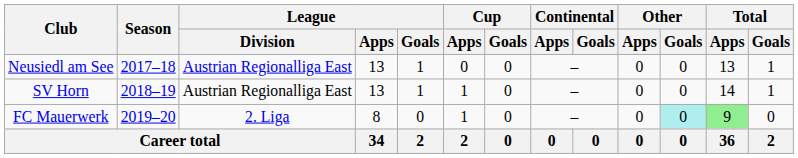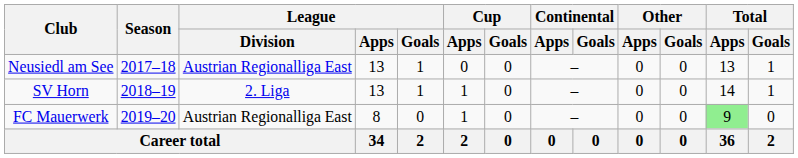(267, 91) Austrian Regionalliga East -> (267, 91) 2. Liga
(267, 116) 2. Liga -> (267, 116) Austrian Regionalliga East
(683, 116) paleturquoise background -> (683, 116) no background
